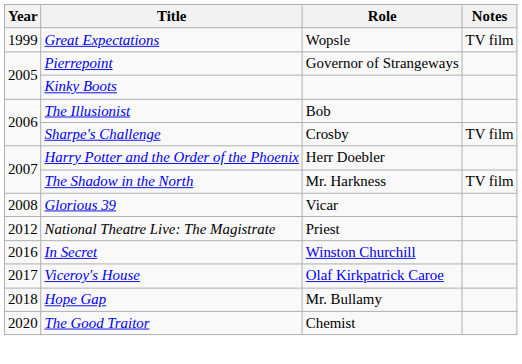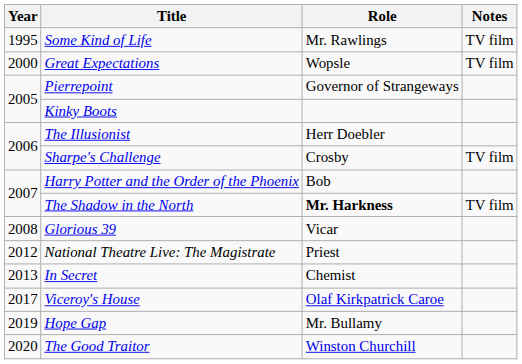+ row: (98, 39)
(23, 39) 1999 -> (23, 63) 2000
(318, 110) Bob -> (345, 134) Herr Doebler
(345, 157) Herr Doebler -> (318, 181) Bob
(346, 181) normal -> (349, 205) bold
(23, 252) 2016 -> (23, 275) 2013
(361, 252) Winston Churchill -> (331, 275) Chemist
(23, 299) 2018 -> (23, 323) 2019
(331, 323) Chemist -> (361, 346) Winston Churchill
